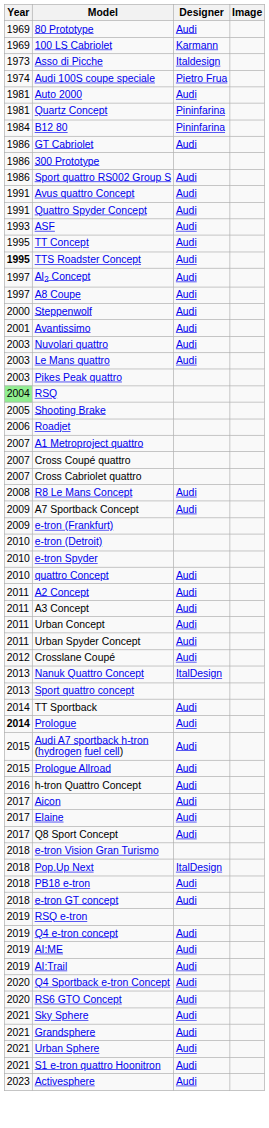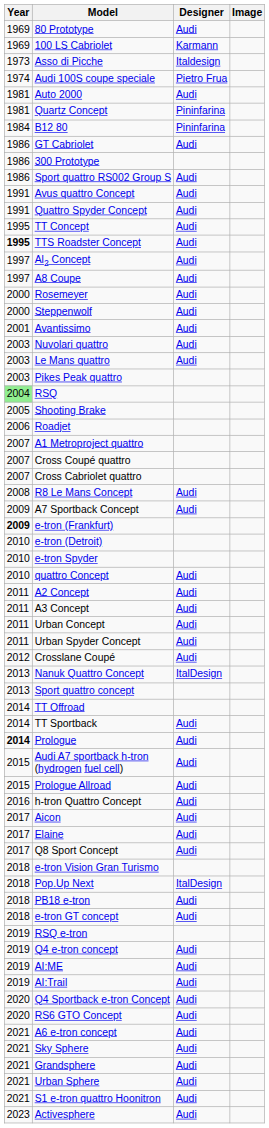- row: (45, 227)
+ row: (61, 295)
(18, 526) normal -> (18, 526) bold
+ row: (60, 707)
+ row: (76, 1032)
